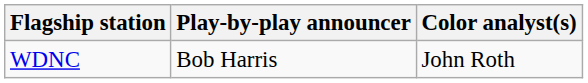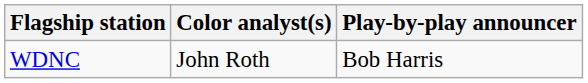columns swapped: (294, 22) <-> (499, 22)
